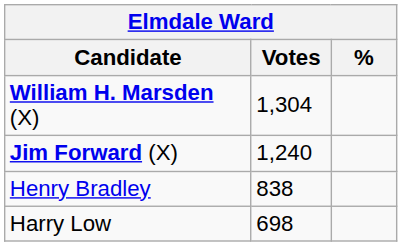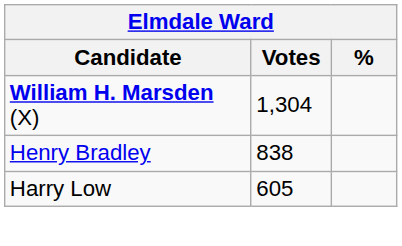- row: (94, 152)
(275, 223) 698 -> (275, 188) 605
